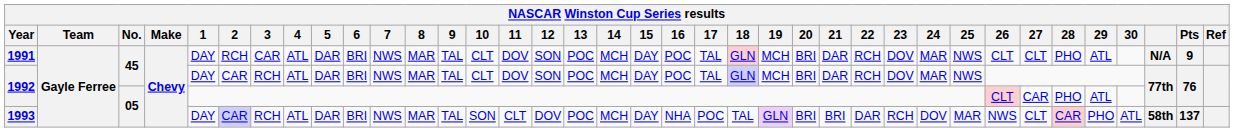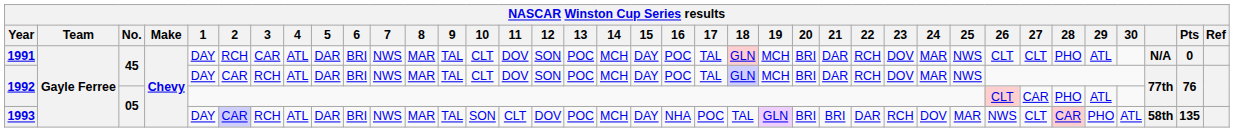(1190, 55) 9 -> (1190, 55) 0
(1190, 117) 137 -> (1190, 117) 135
